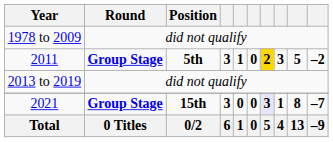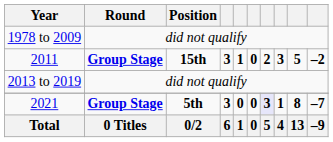(193, 59) 5th -> (193, 59) 15th
(267, 59) gold background -> (267, 59) no background
(193, 103) 15th -> (193, 103) 5th
